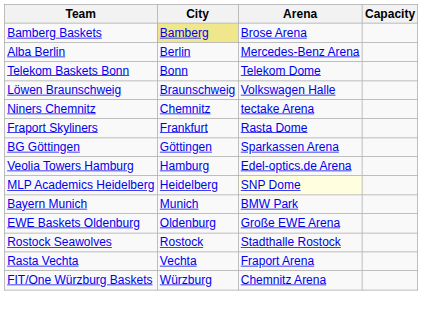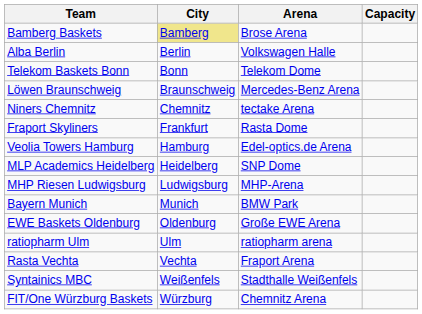(300, 52) Mercedes-Benz Arena -> (288, 52) Volkswagen Halle
(288, 90) Volkswagen Halle -> (300, 90) Mercedes-Benz Arena
- row: (43, 147)
(271, 185) lightyellow background -> (271, 166) no background
+ row: (76, 185)
- row: (60, 242)
+ row: (48, 242)
+ row: (49, 280)
